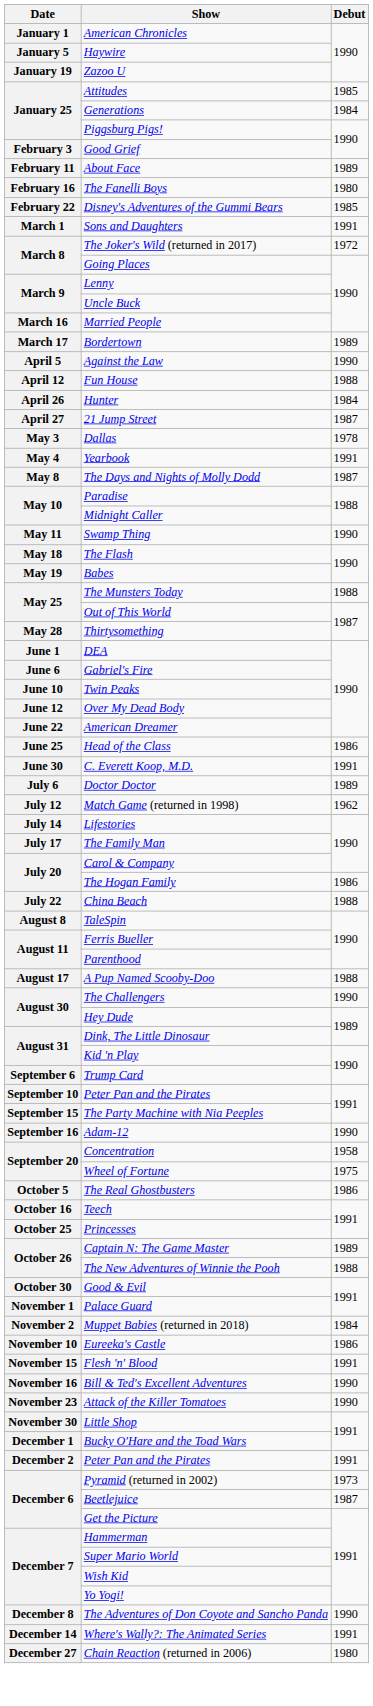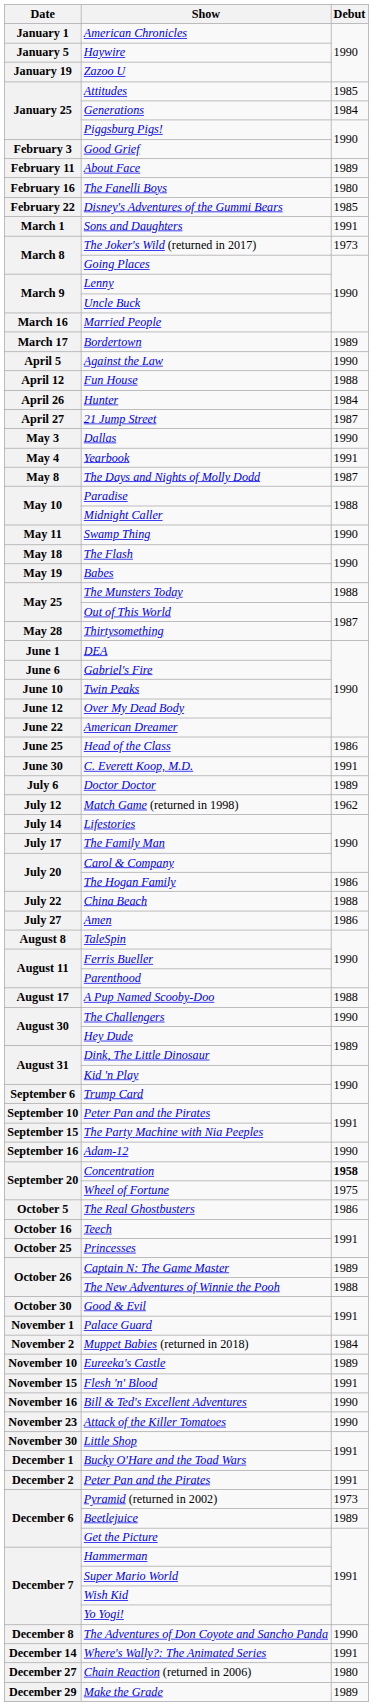(346, 245) 1972 -> (346, 245) 1973
(346, 438) 1978 -> (346, 438) 1990
+ row: (43, 920)
(346, 1151) normal -> (346, 1171) bold
(346, 1344) 1986 -> (346, 1364) 1989
(346, 1499) 1987 -> (346, 1518) 1989
+ row: (43, 1691)
